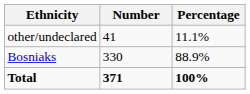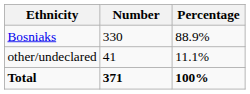rows swapped: (32, 57) <-> (52, 36)
